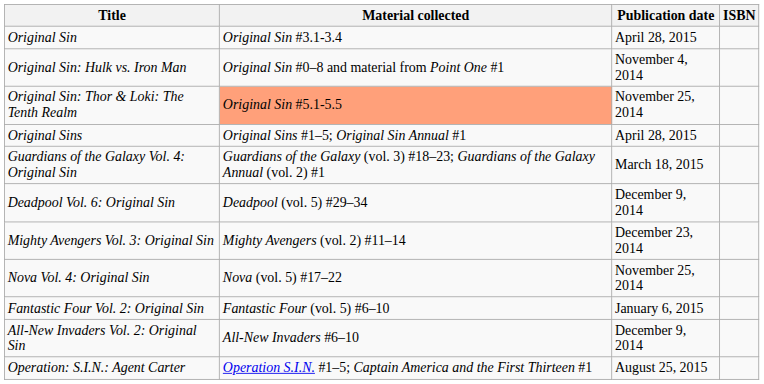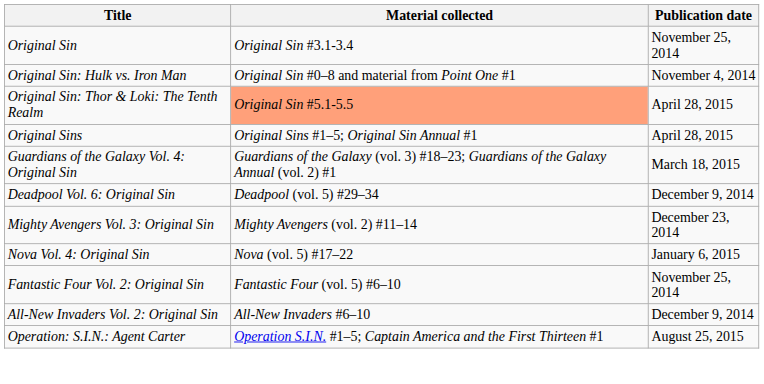- column: (739, 15)
(656, 37) April 28, 2015 -> (691, 45) November 25, 2014
(655, 105) November 25, 2014 -> (692, 105) April 28, 2015
(655, 278) November 25, 2014 -> (696, 254) January 6, 2015
(659, 308) January 6, 2015 -> (691, 284) November 25, 2014
